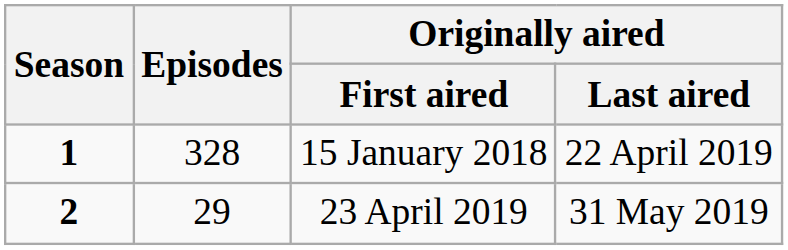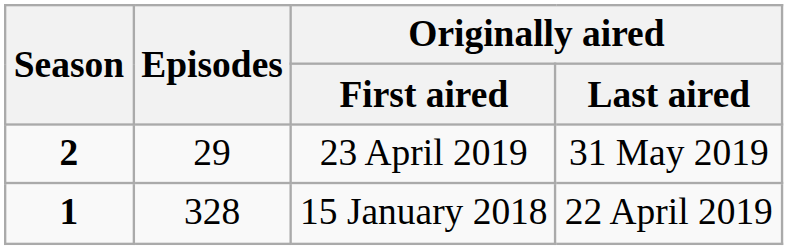rows swapped: (424, 152) <-> (424, 212)
